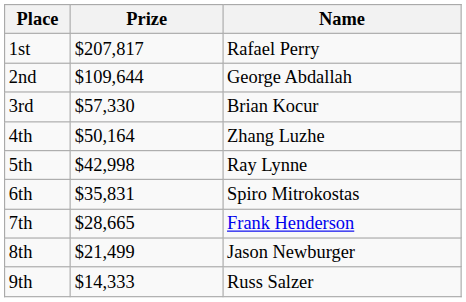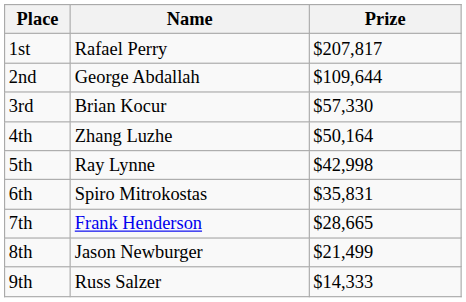columns swapped: (342, 19) <-> (147, 19)
